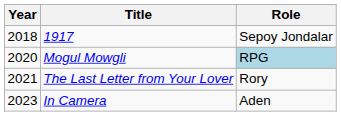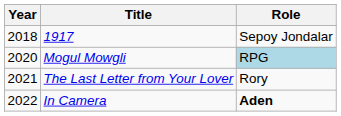(22, 100) 2023 -> (22, 100) 2022
(255, 100) normal -> (256, 100) bold
